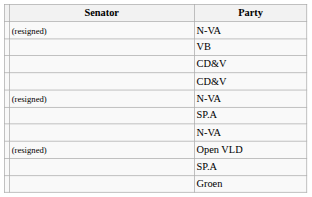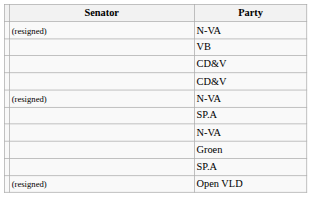rows swapped: (29, 150) <-> (102, 184)
